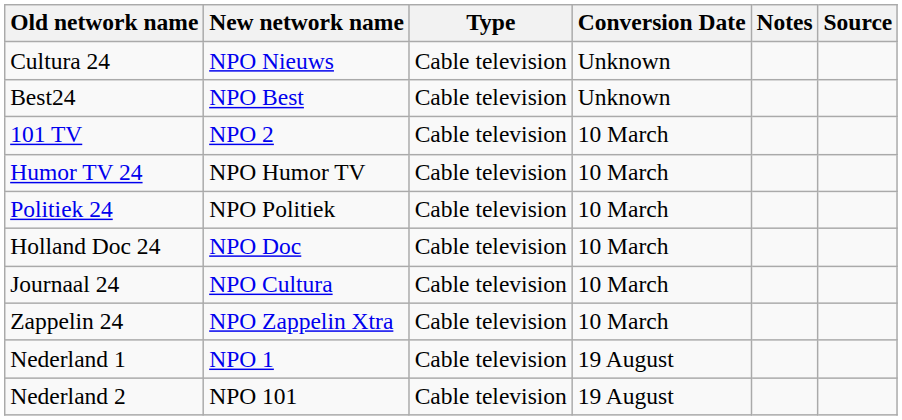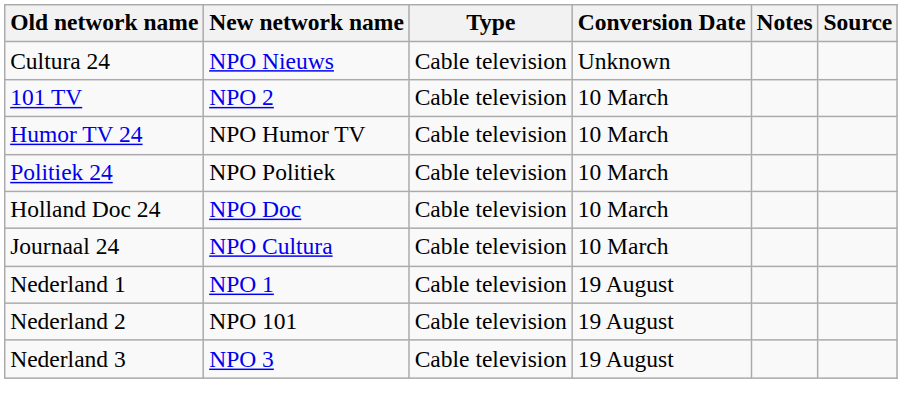- row: (43, 97)
- row: (67, 321)
+ row: (68, 358)
